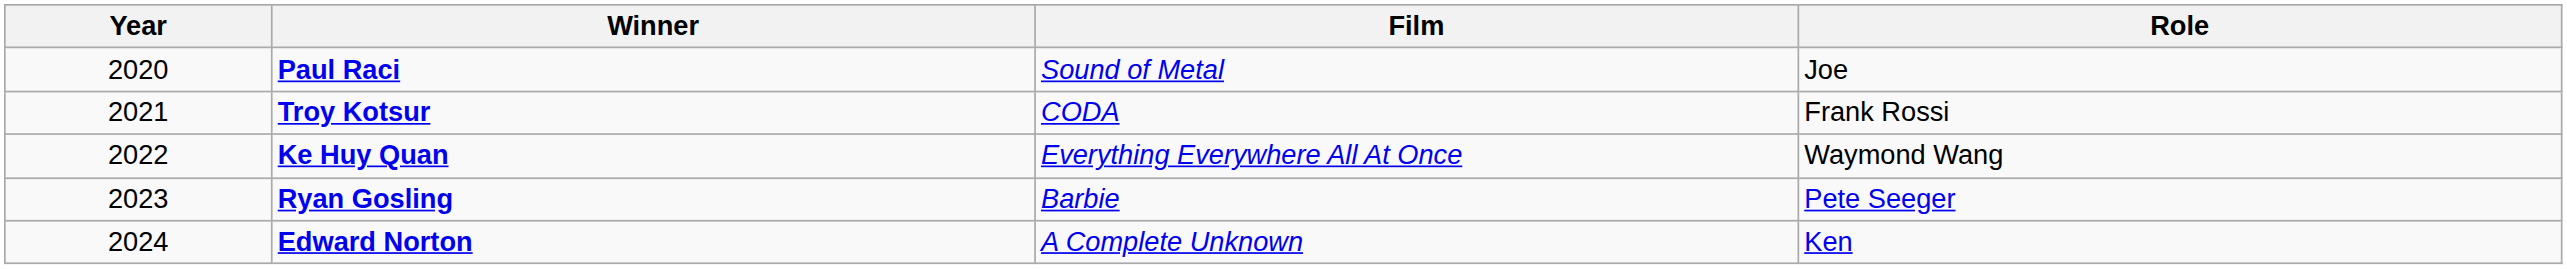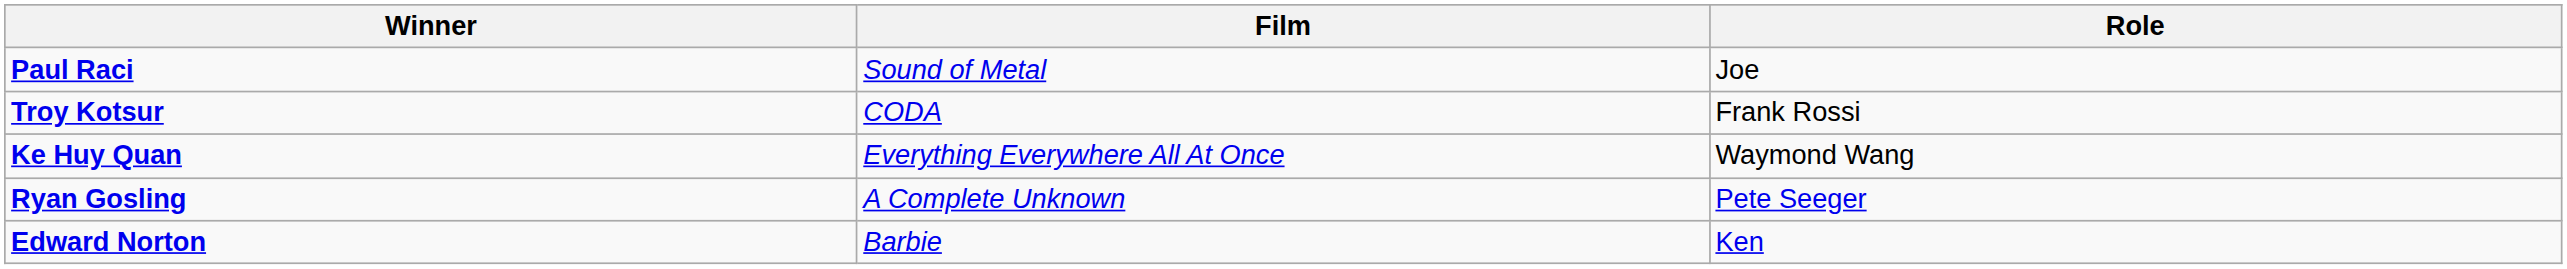- column: (138, 26)
(1080, 198) Barbie -> (994, 198) A Complete Unknown
(1172, 241) A Complete Unknown -> (903, 241) Barbie
